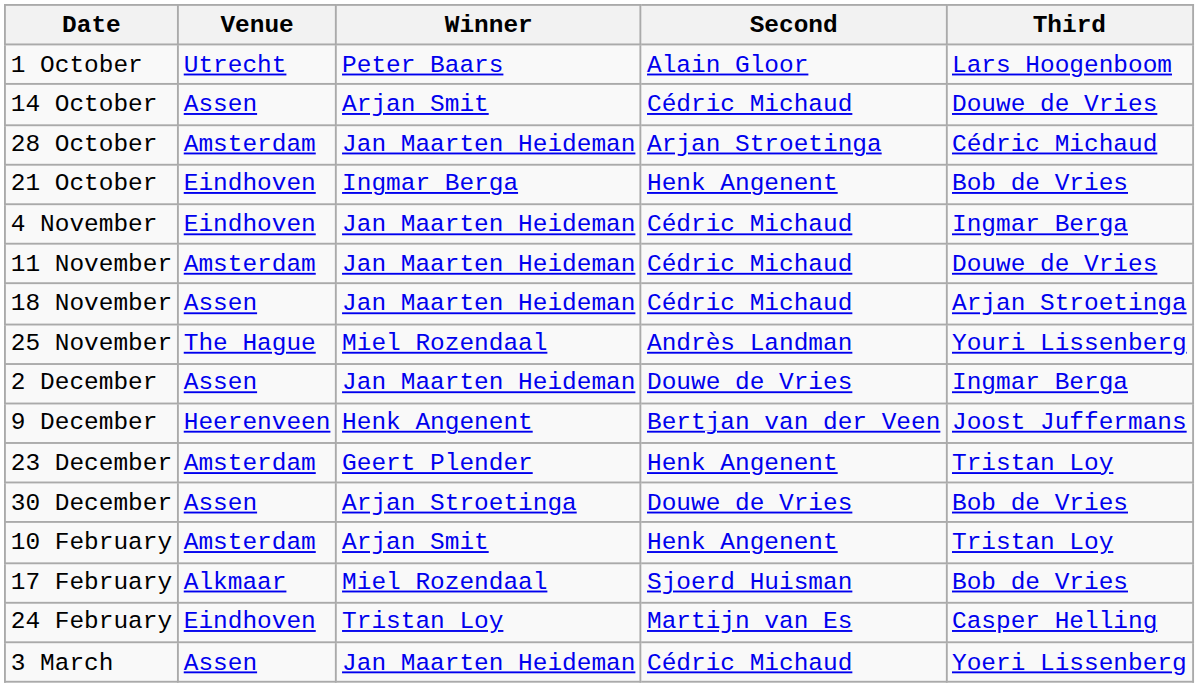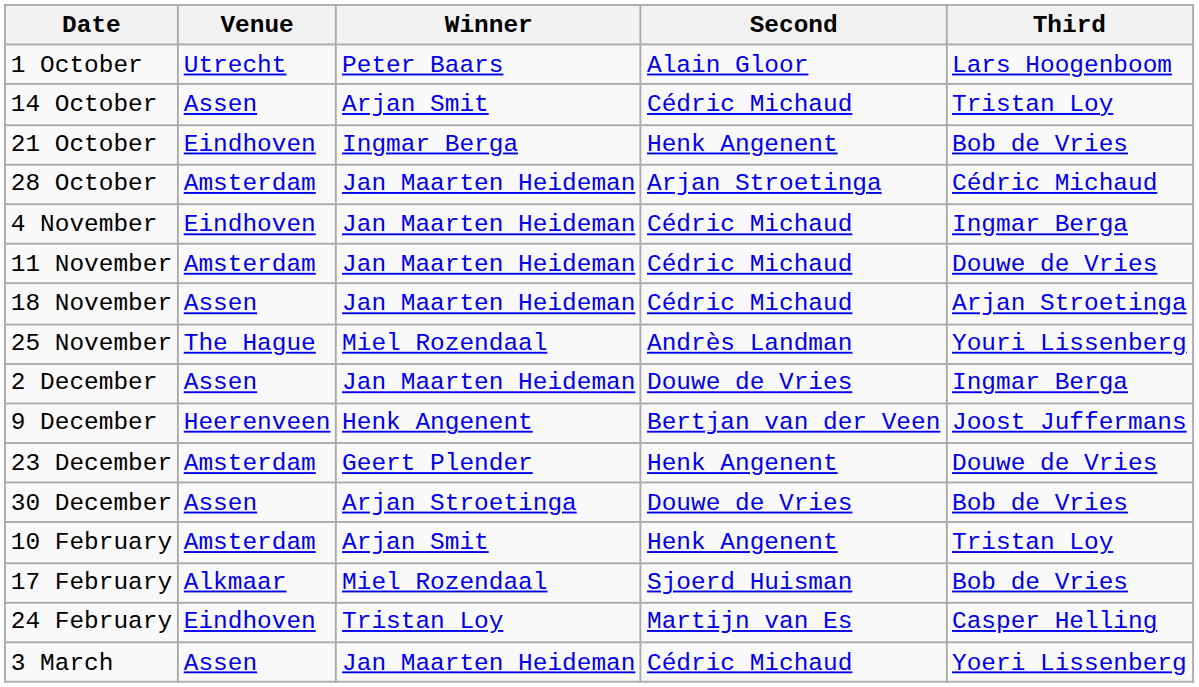(1055, 105) Douwe de Vries -> (1033, 105) Tristan Loy
rows swapped: (84, 184) <-> (84, 144)
(1033, 463) Tristan Loy -> (1055, 463) Douwe de Vries
